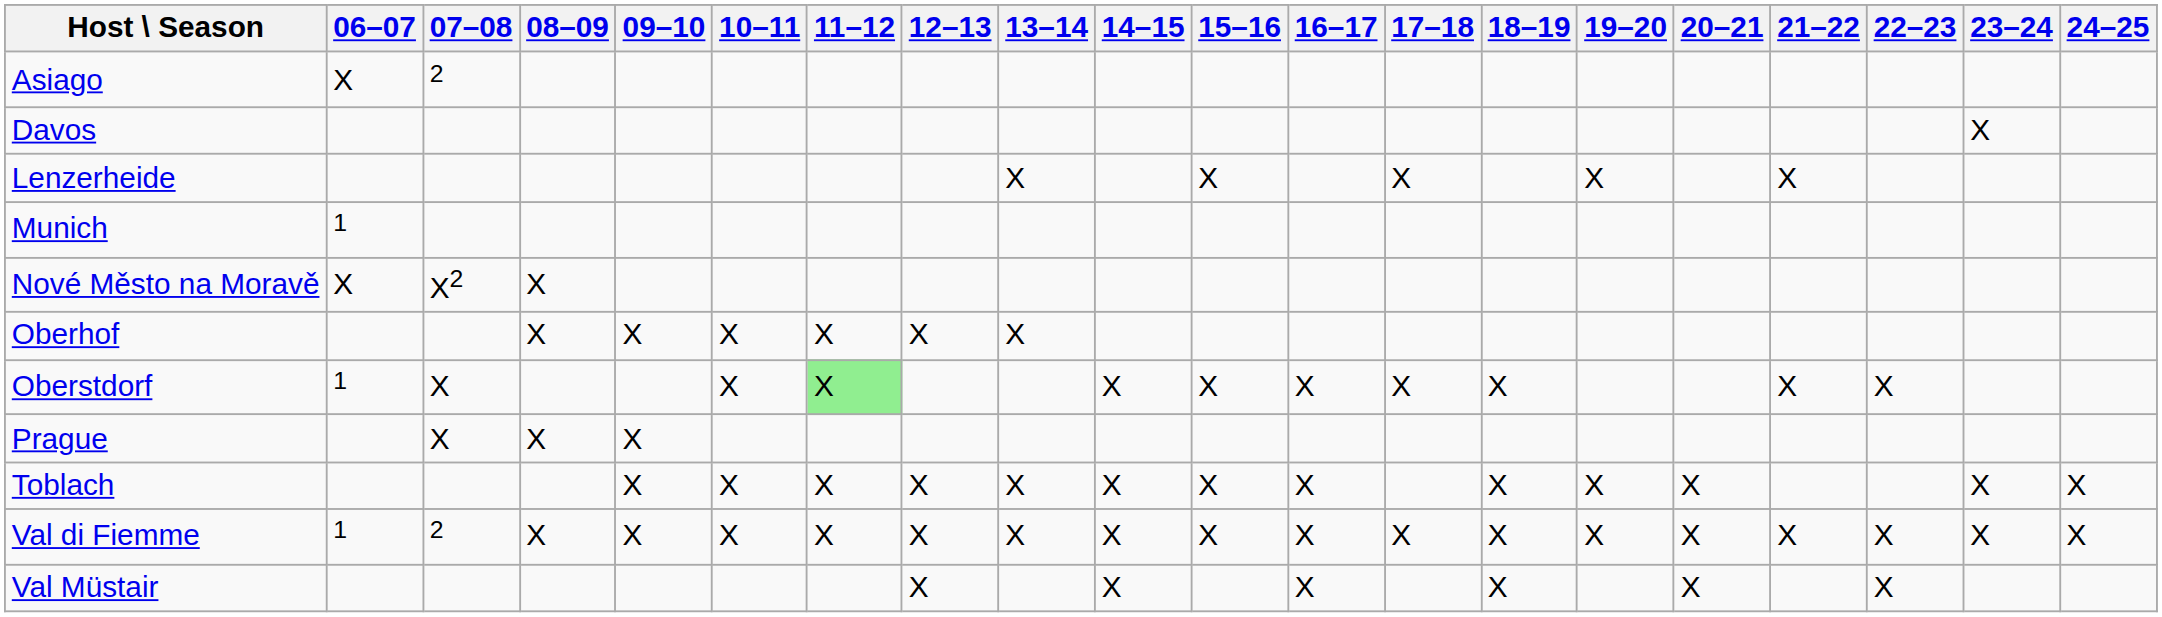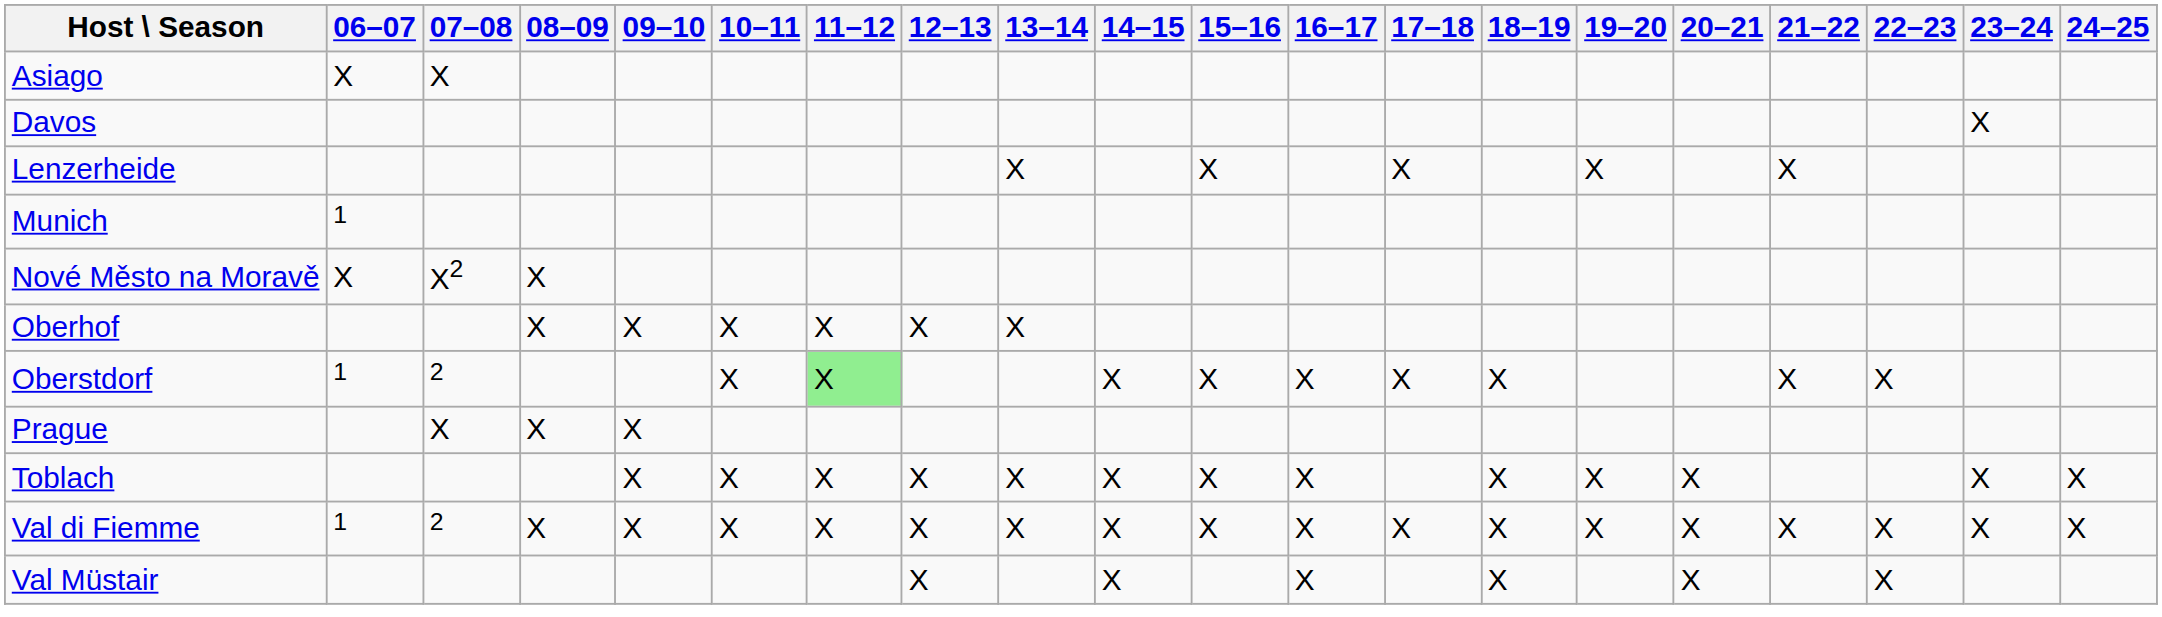(437, 73) 2 -> (440, 75) X
(440, 386) X -> (437, 372) 2
